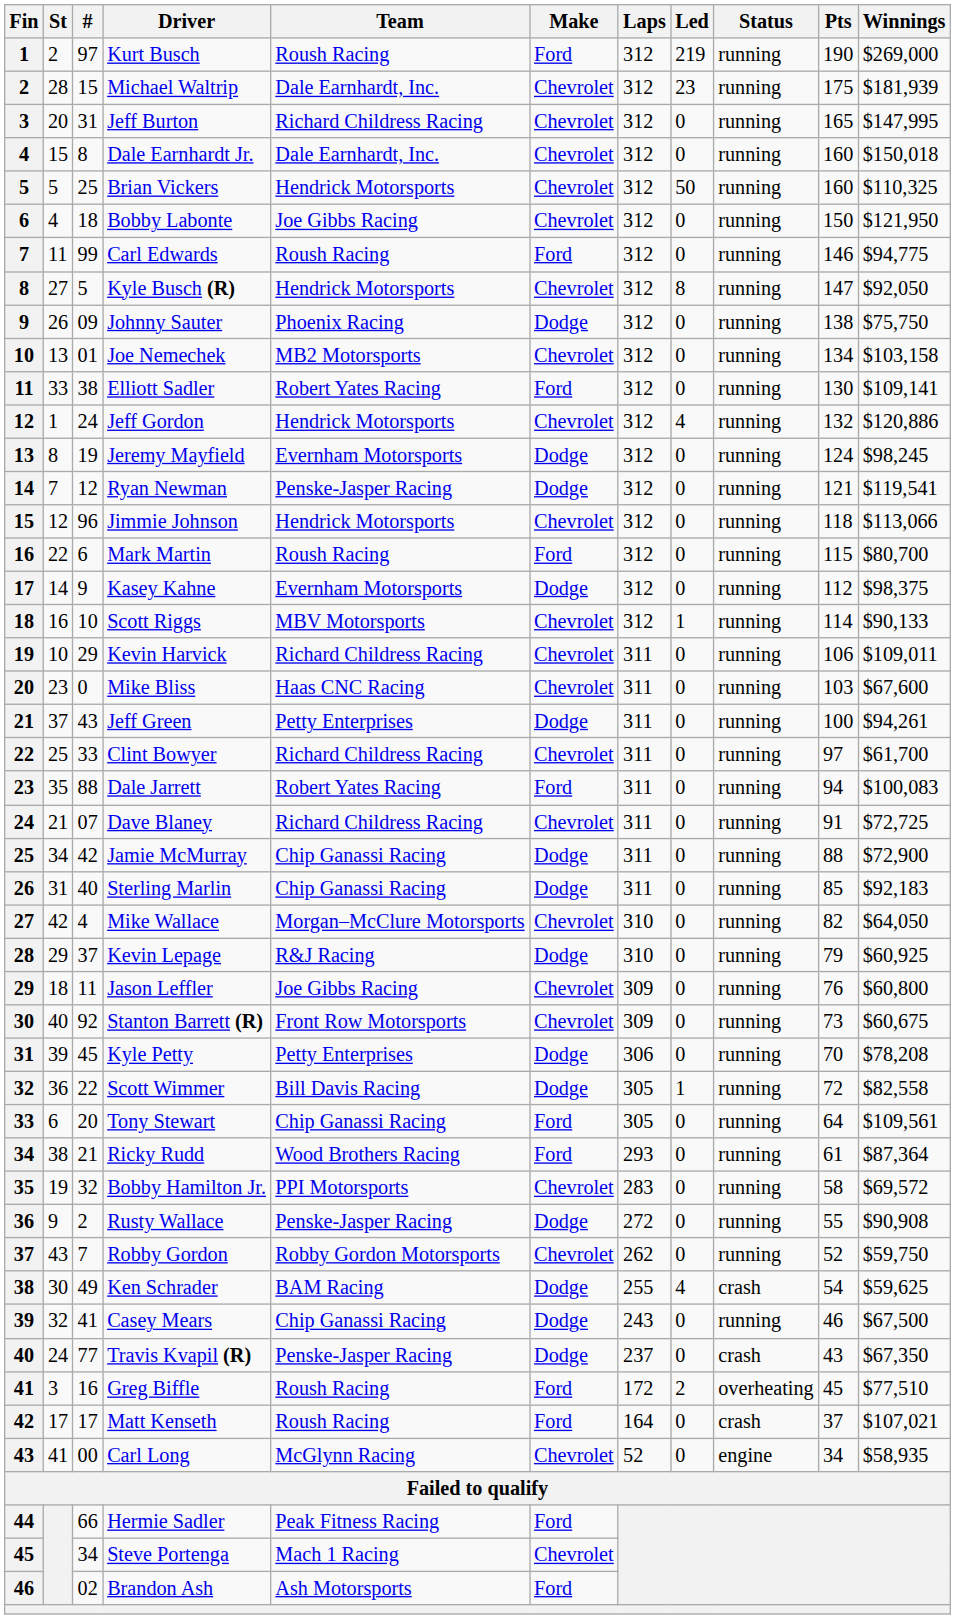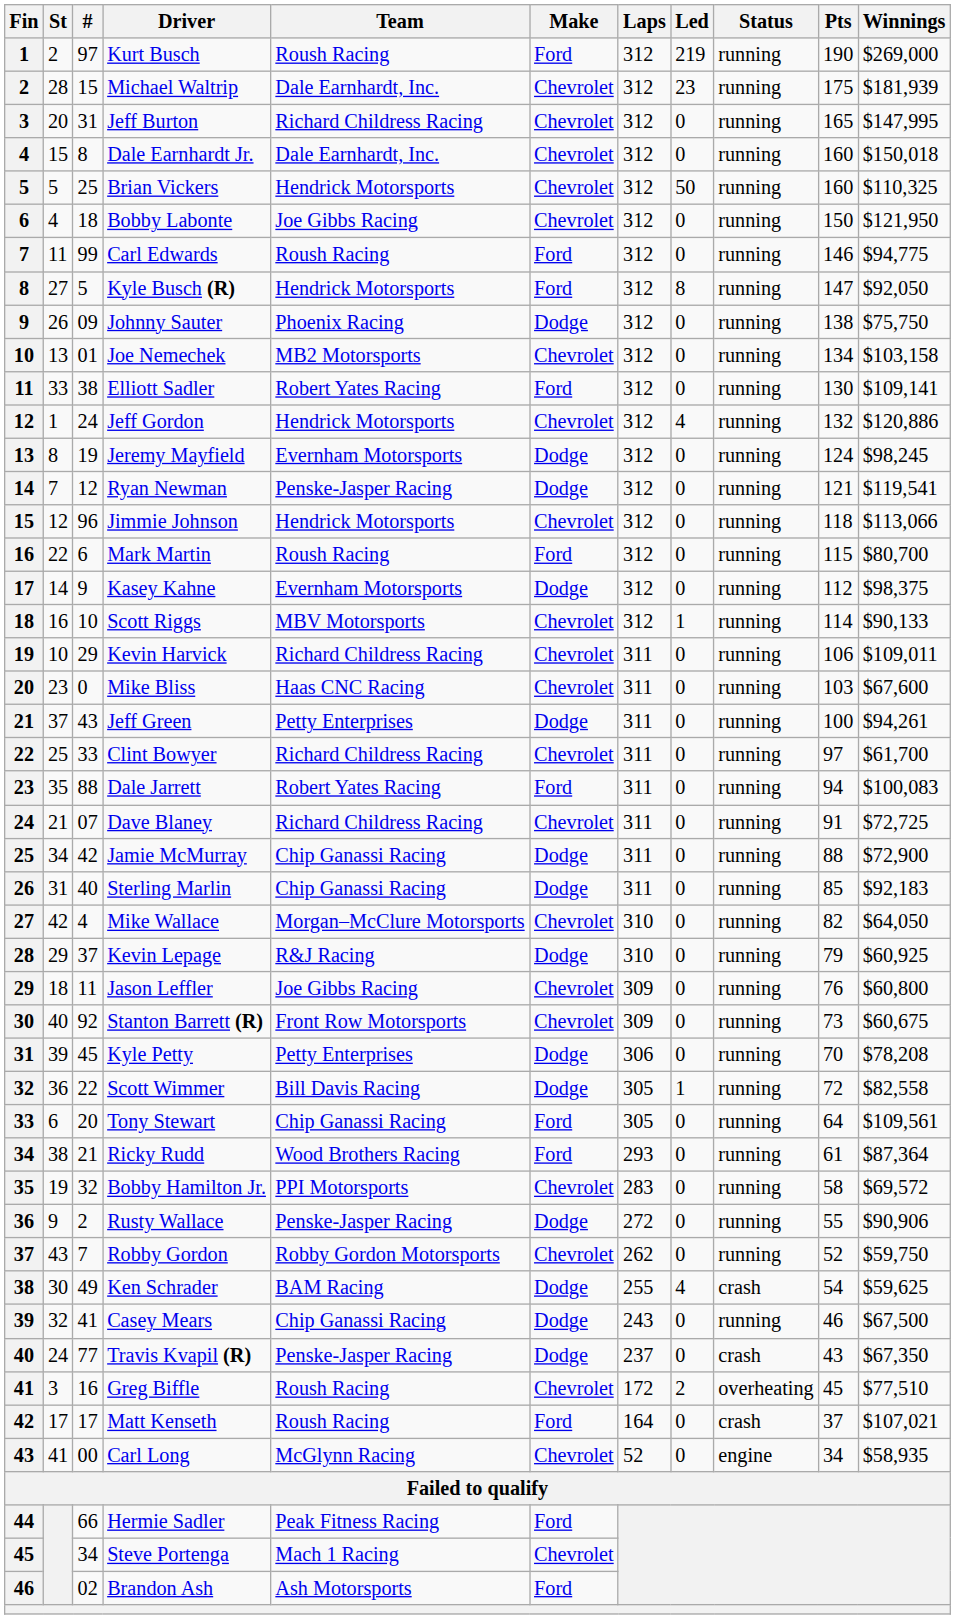(574, 288) Chevrolet -> (553, 288) Ford
(896, 1221) $90,908 -> (896, 1221) $90,906
(553, 1388) Ford -> (574, 1388) Chevrolet
